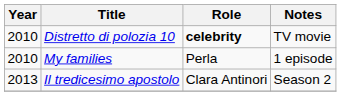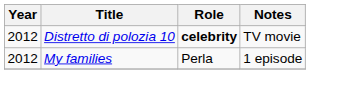(23, 36) 2010 -> (23, 36) 2012
(23, 58) 2010 -> (23, 58) 2012
- row: (112, 79)
